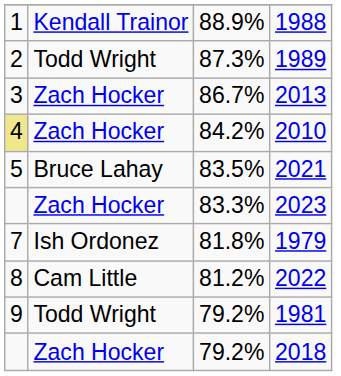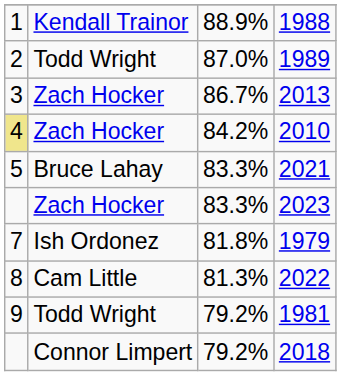(232, 59) 87.3% -> (236, 59) 87.0%
(232, 168) 83.5% -> (236, 168) 83.3%
(232, 278) 81.2% -> (236, 278) 81.3%
(99, 351) Zach Hocker -> (113, 351) Connor Limpert
